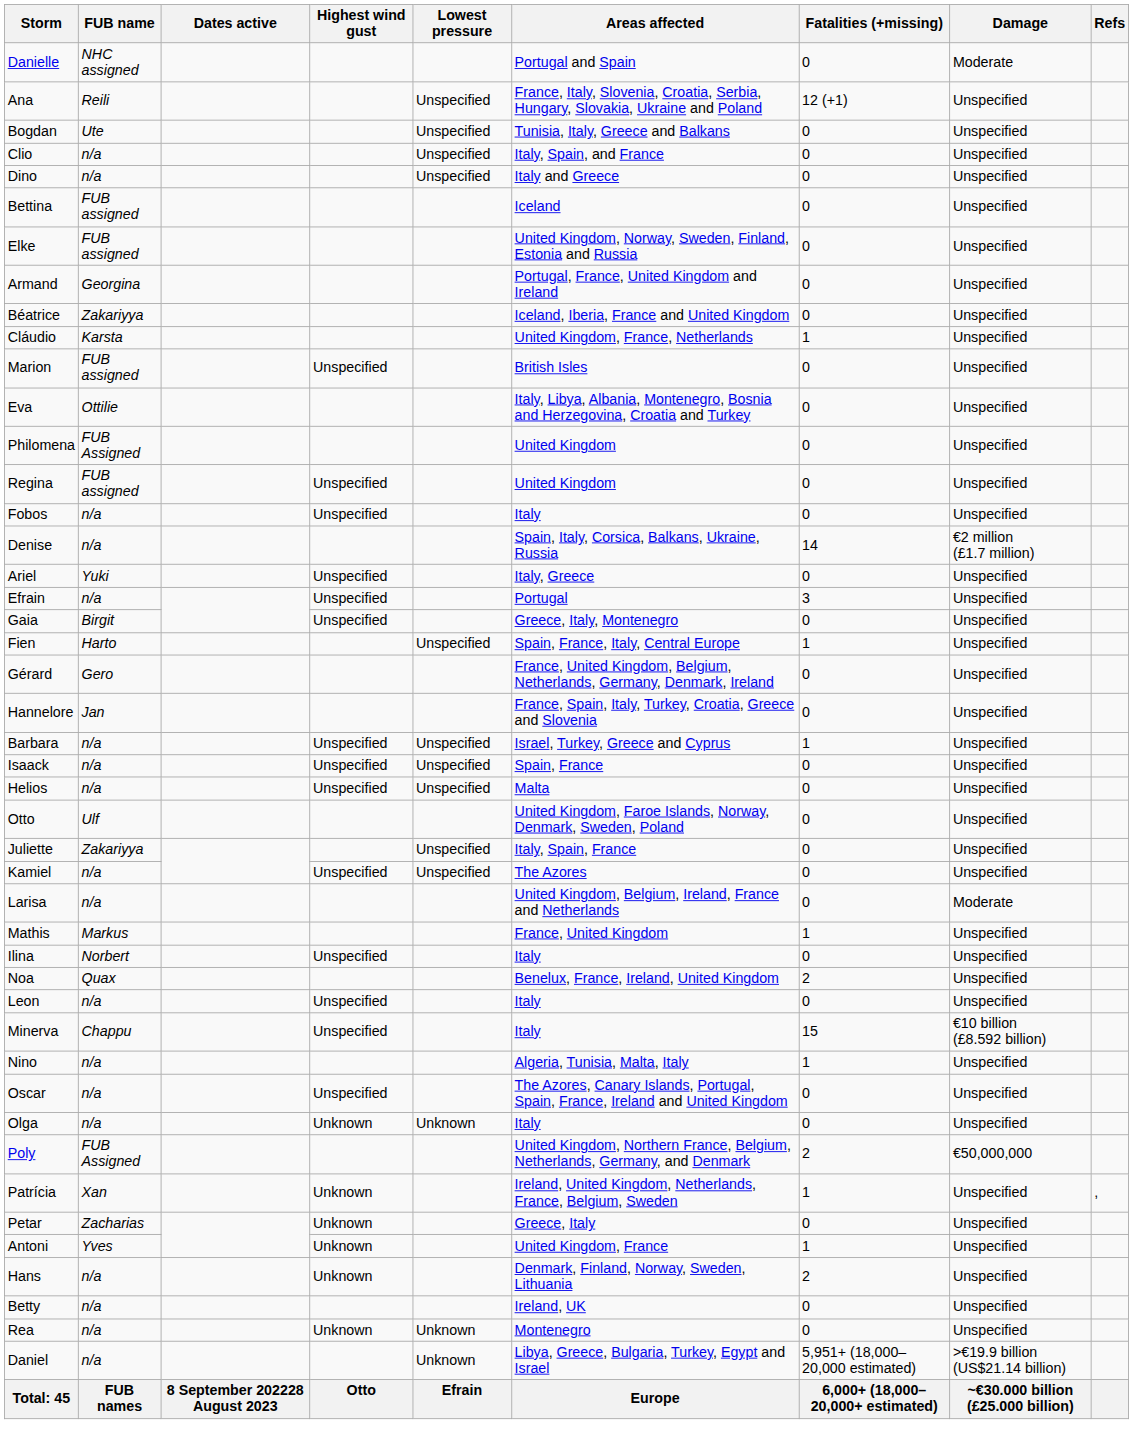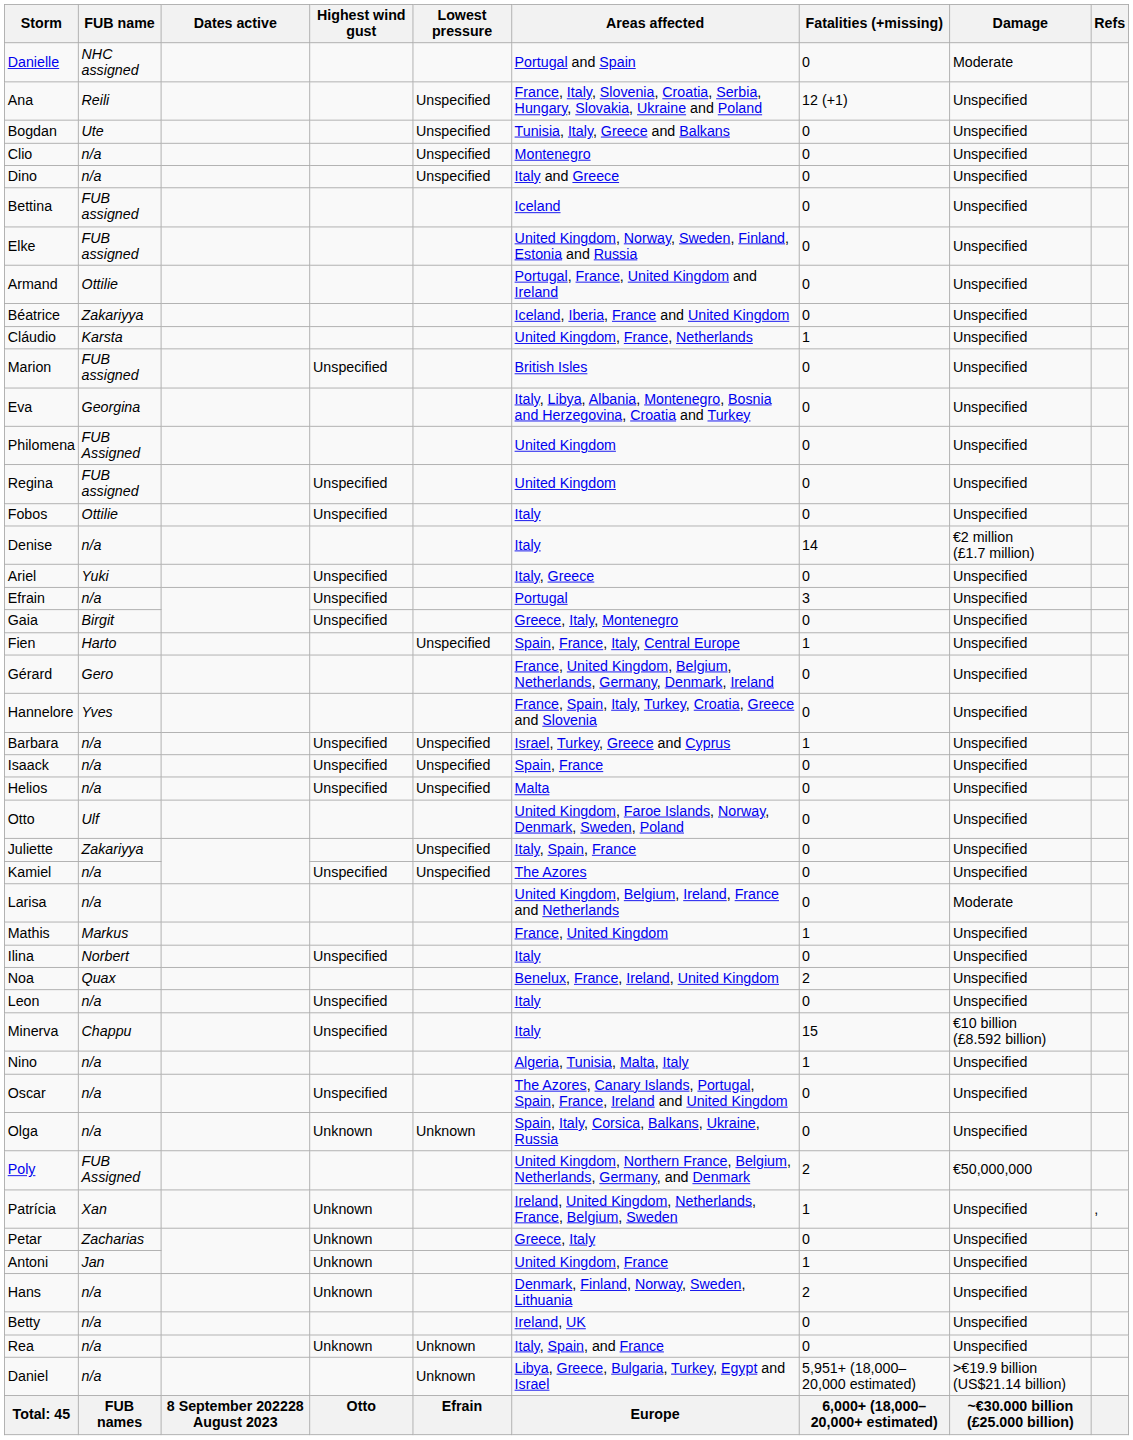(589, 154) Italy, Spain, and France -> (553, 154) Montenegro
(111, 284) Georgina -> (100, 284) Ottilie
(100, 406) Ottilie -> (111, 406) Georgina
(91, 514) n/a -> (100, 514) Ottilie
(637, 545) Spain, Italy, Corsica, Balkans, Ukraine, Russia -> (528, 545) Italy
(93, 712) Jan -> (97, 712) Yves
(528, 1123) Italy -> (637, 1131) Spain, Italy, Corsica, Balkans, Ukraine, Russia
(97, 1246) Yves -> (93, 1262) Jan
(553, 1329) Montenegro -> (589, 1345) Italy, Spain, and France
